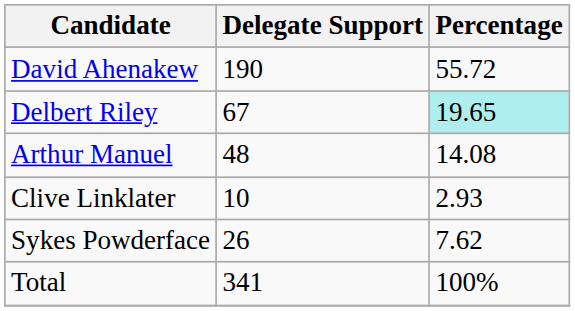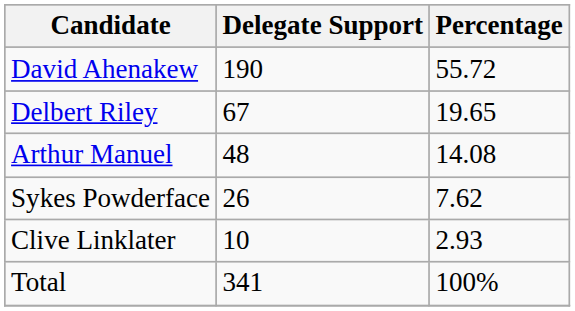(466, 111) paleturquoise background -> (466, 111) no background
rows swapped: (111, 240) <-> (93, 197)
